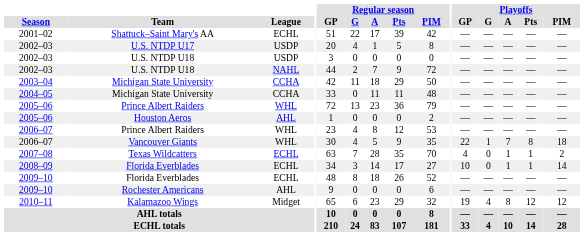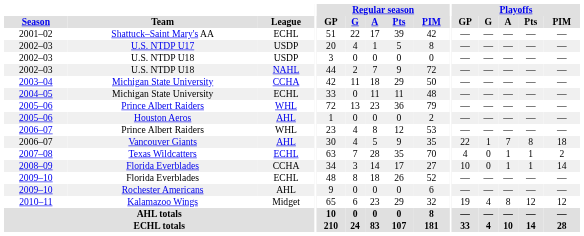(286, 94) CCHA -> (286, 94) ECHL
(286, 142) WHL -> (286, 142) AHL
(286, 166) ECHL -> (286, 166) CCHA
